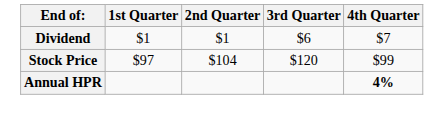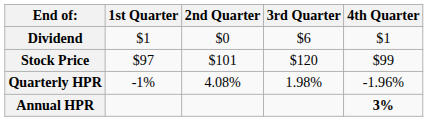(223, 38) $1 -> (223, 38) $0
(383, 38) $7 -> (383, 38) $1
(223, 60) $104 -> (223, 60) $101
+ row: (55, 82)
(383, 82) 4% -> (383, 105) 3%
